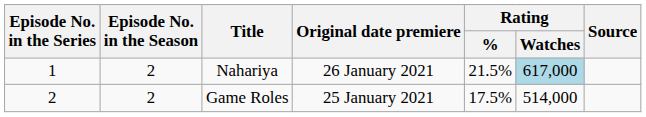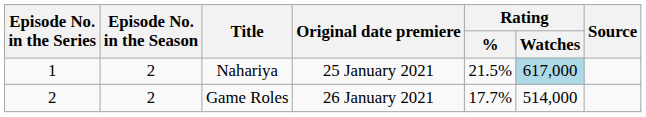(378, 71) 26 January 2021 -> (378, 71) 25 January 2021
(378, 97) 25 January 2021 -> (378, 97) 26 January 2021
(490, 97) 17.5% -> (490, 97) 17.7%
